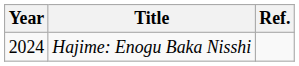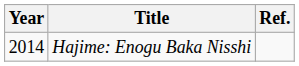(26, 46) 2024 -> (26, 46) 2014
